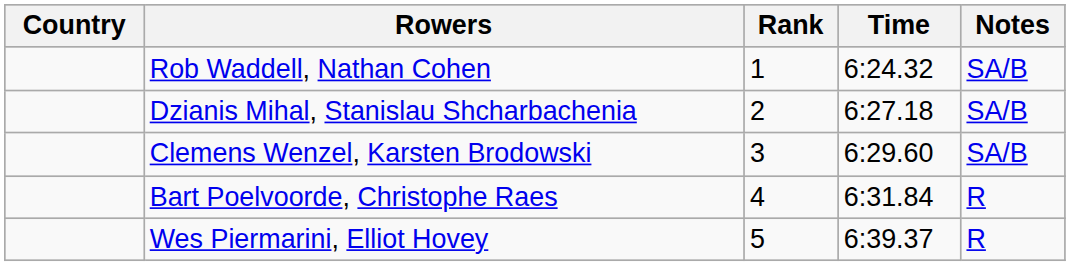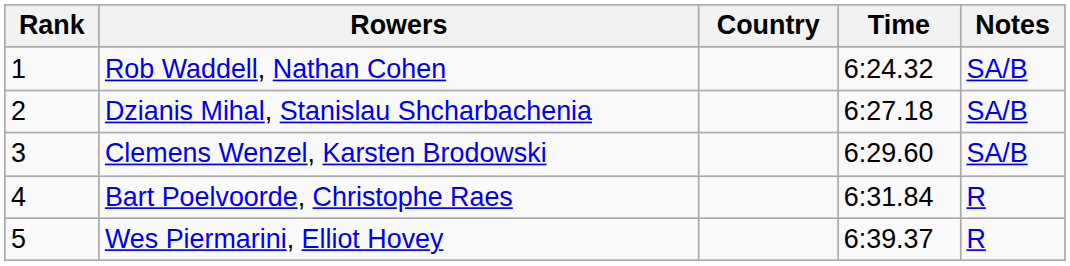columns swapped: (791, 25) <-> (74, 25)
